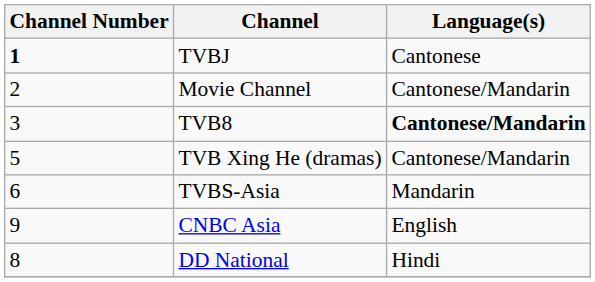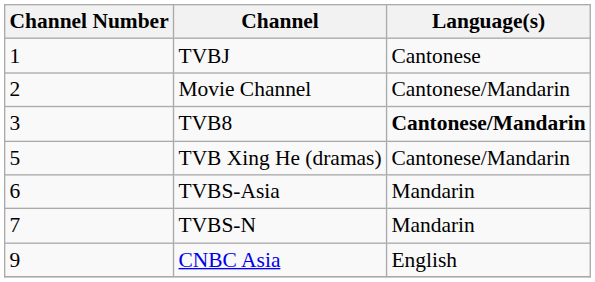(15, 55) bold -> (15, 55) normal
+ row: (217, 225)
- row: (234, 259)
